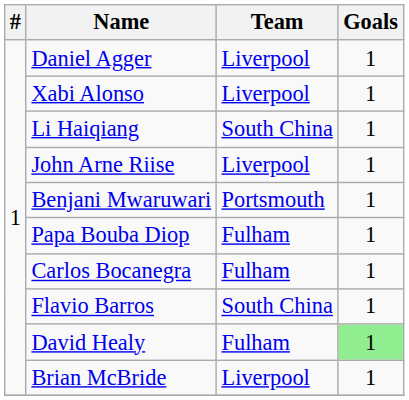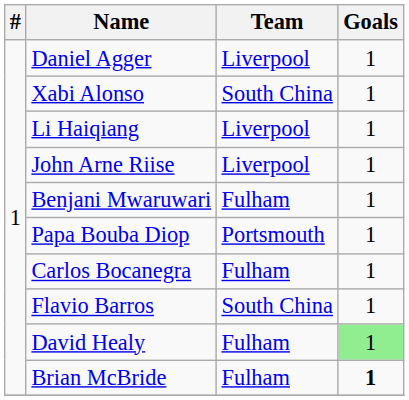(266, 93) Liverpool -> (277, 93) South China
(277, 128) South China -> (266, 128) Liverpool
(273, 199) Portsmouth -> (256, 199) Fulham
(256, 235) Fulham -> (273, 235) Portsmouth
(266, 377) Liverpool -> (256, 377) Fulham
(371, 377) normal -> (371, 377) bold
